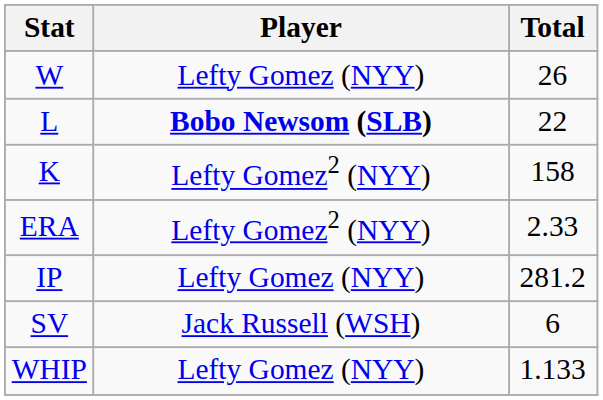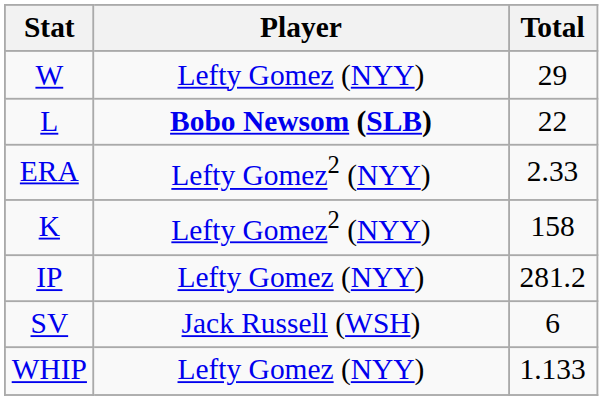(553, 74) 26 -> (553, 74) 29
rows swapped: (49, 226) <-> (49, 171)
